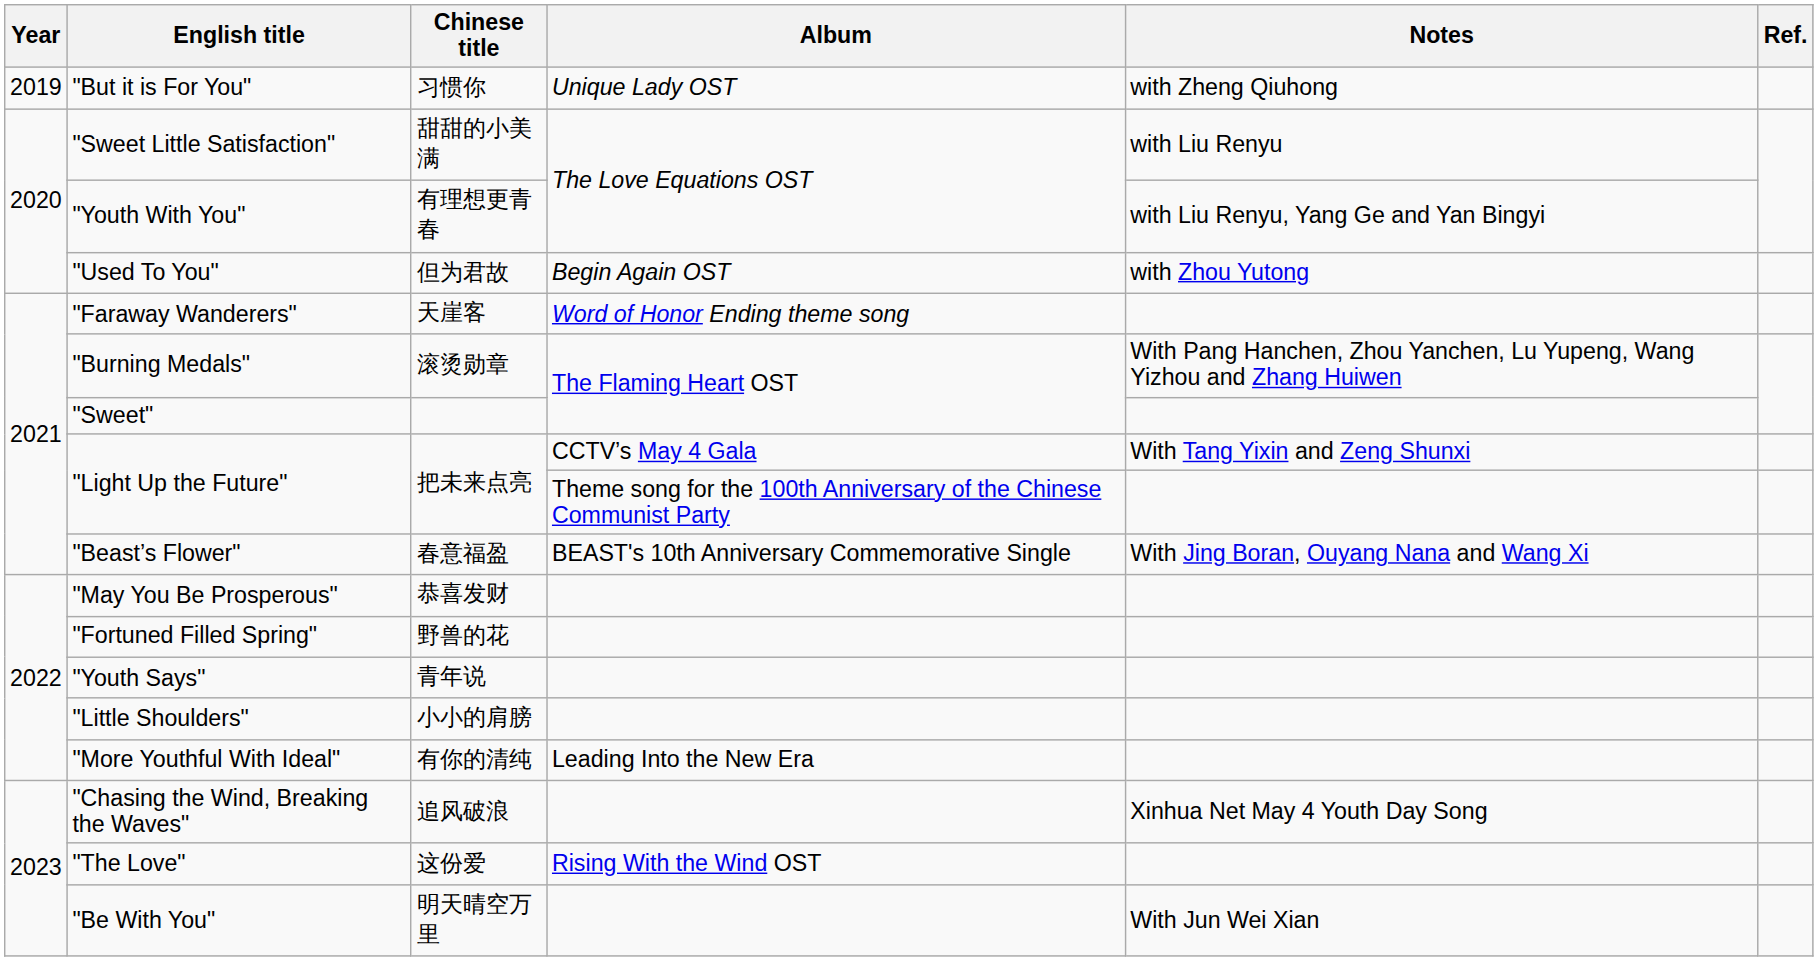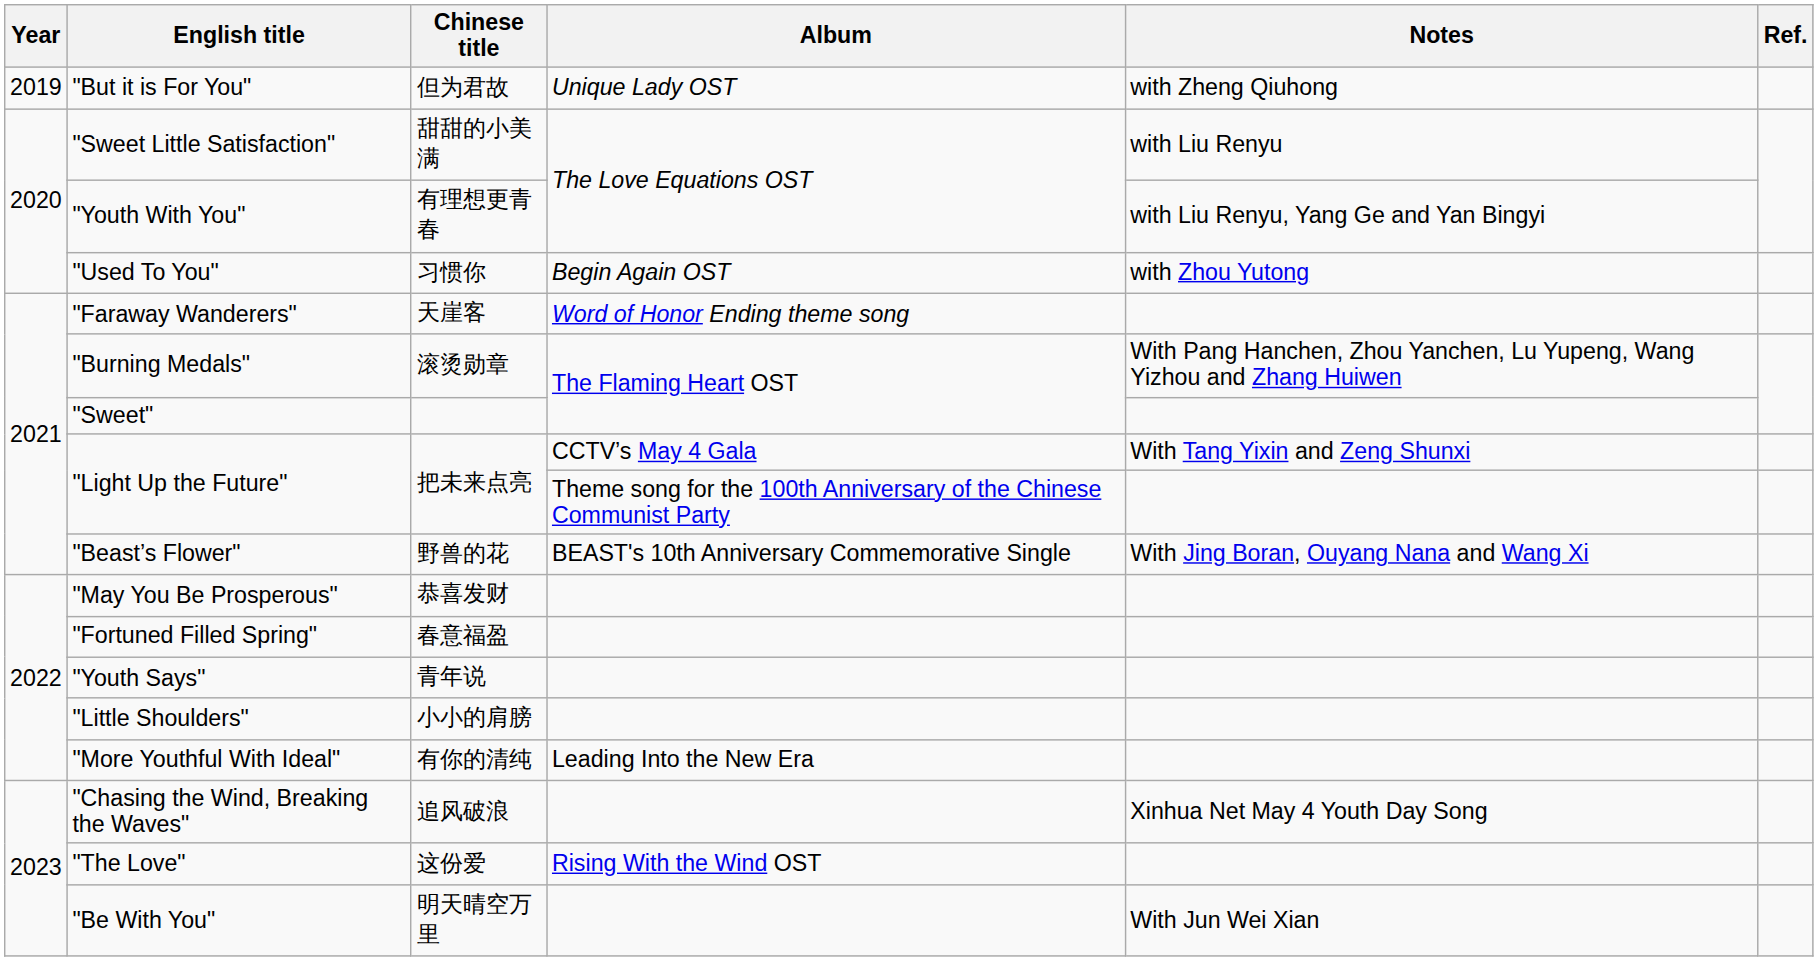(451, 87) 习惯你 -> (463, 87) 但为君故
(463, 271) 但为君故 -> (451, 271) 习惯你
(463, 553) 春意福盈 -> (463, 553) 野兽的花
(463, 635) 野兽的花 -> (463, 635) 春意福盈
